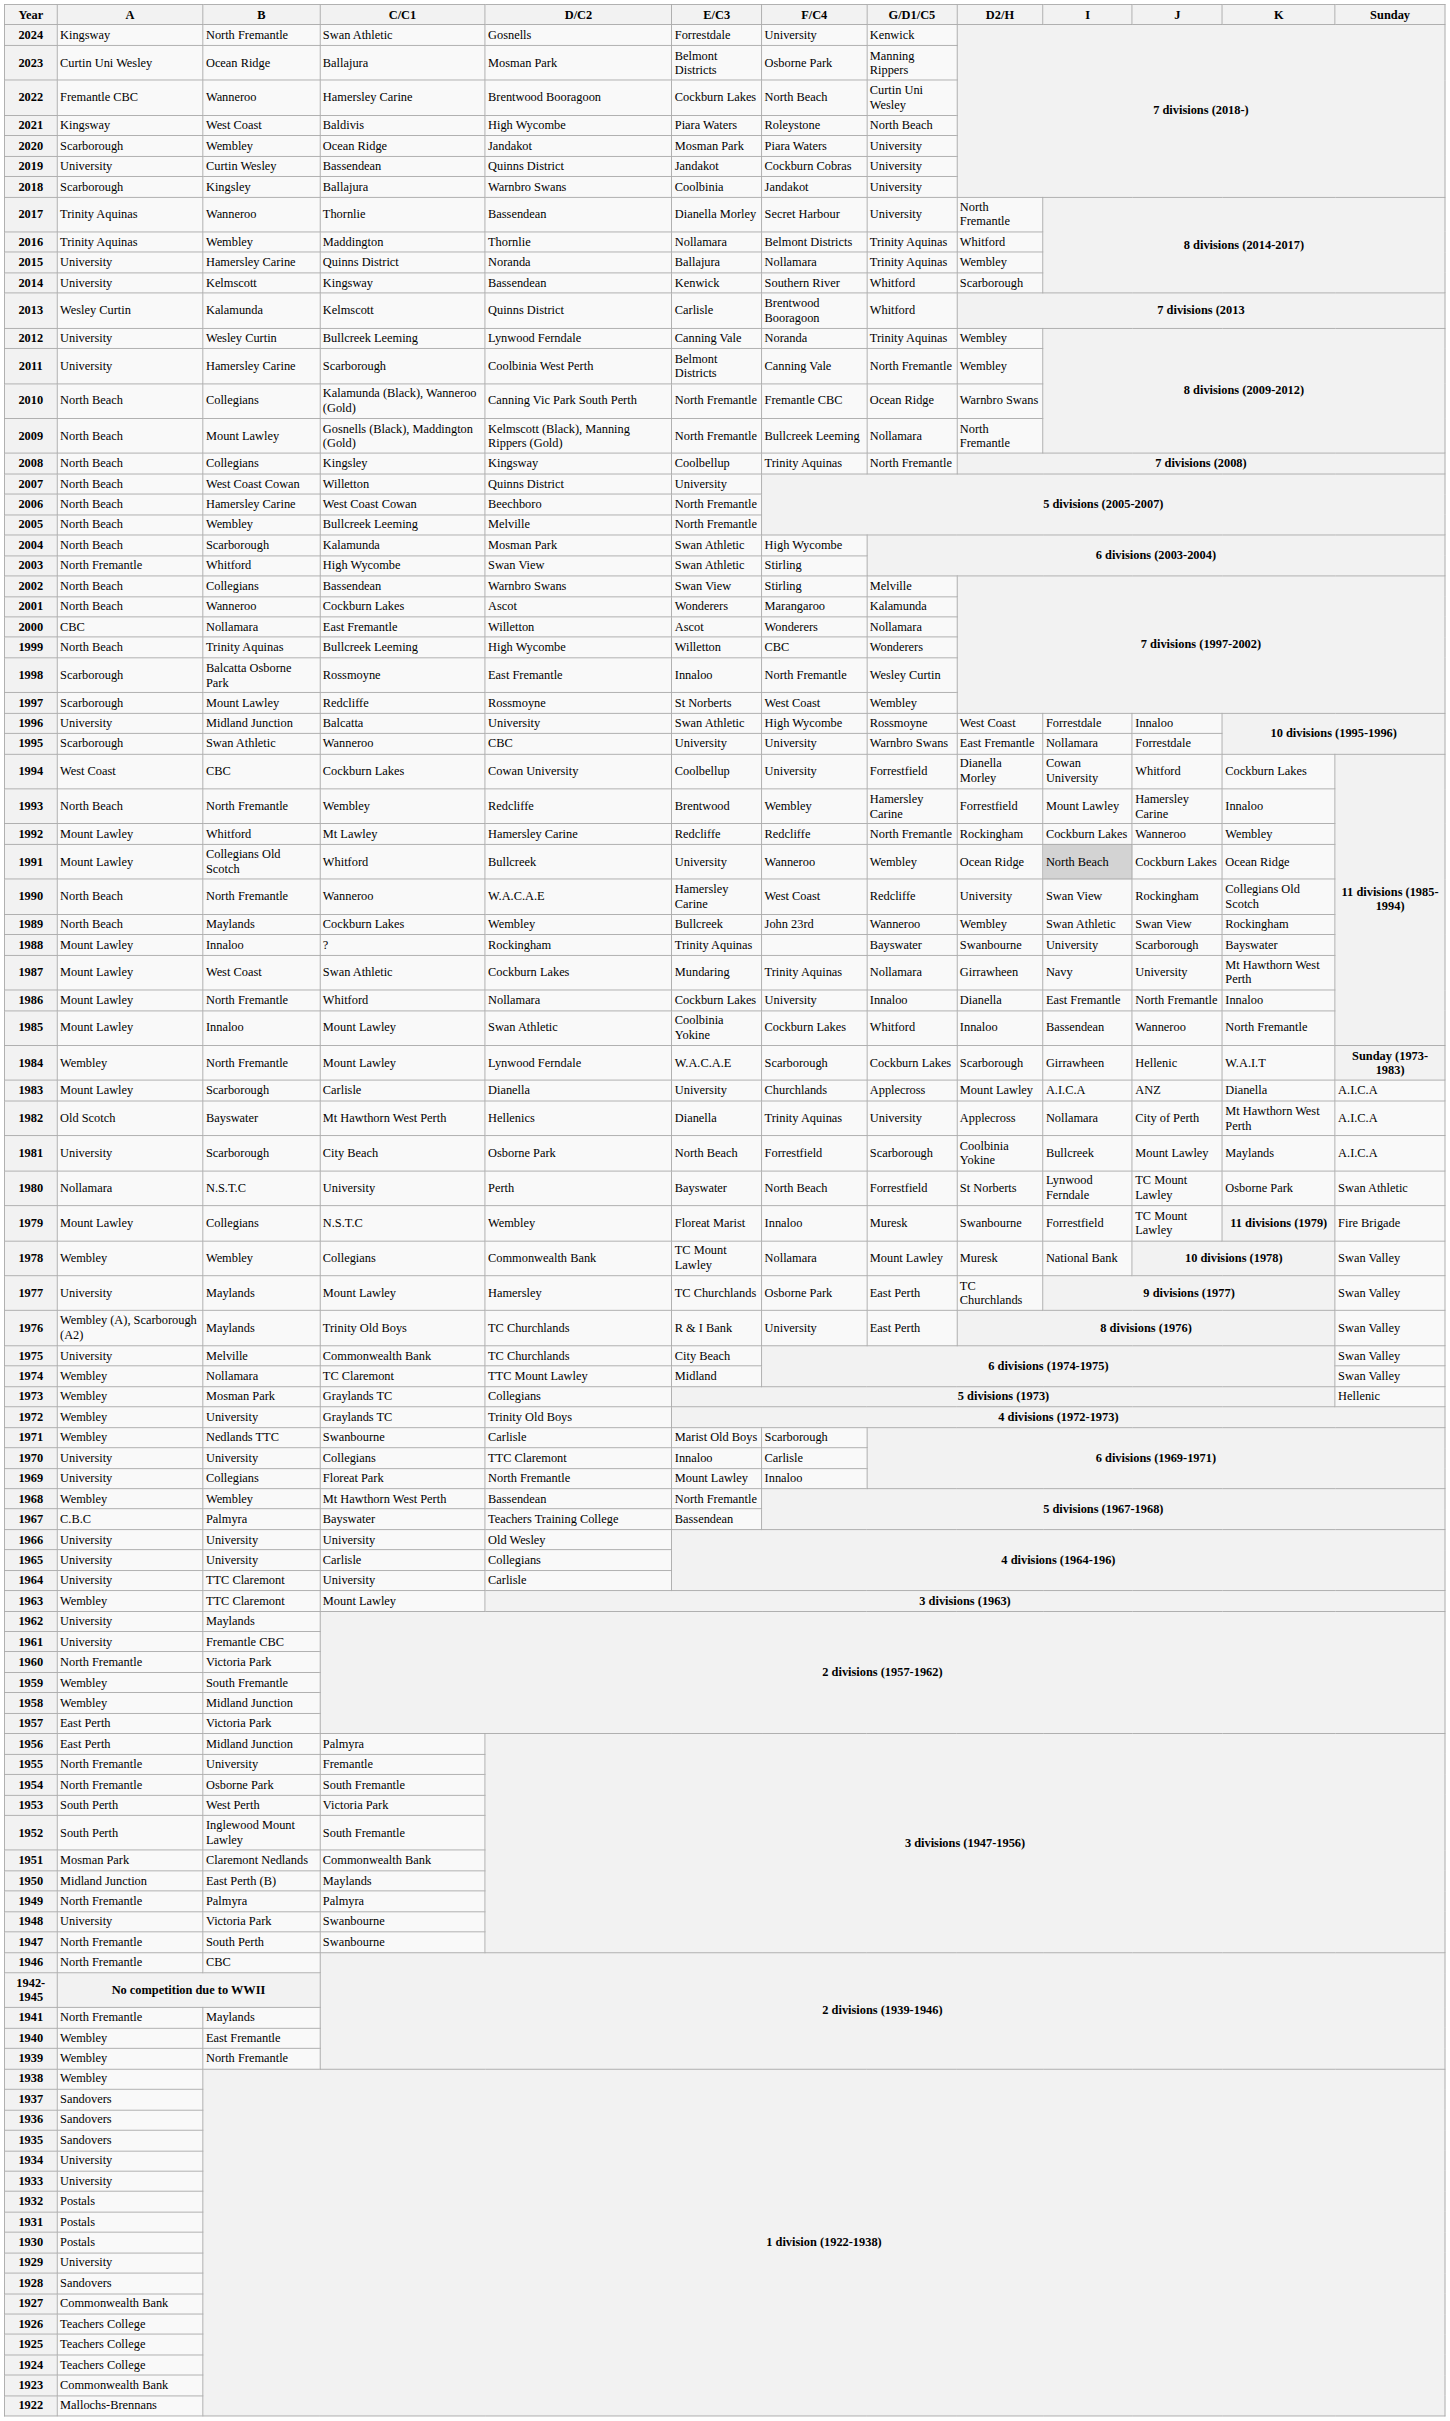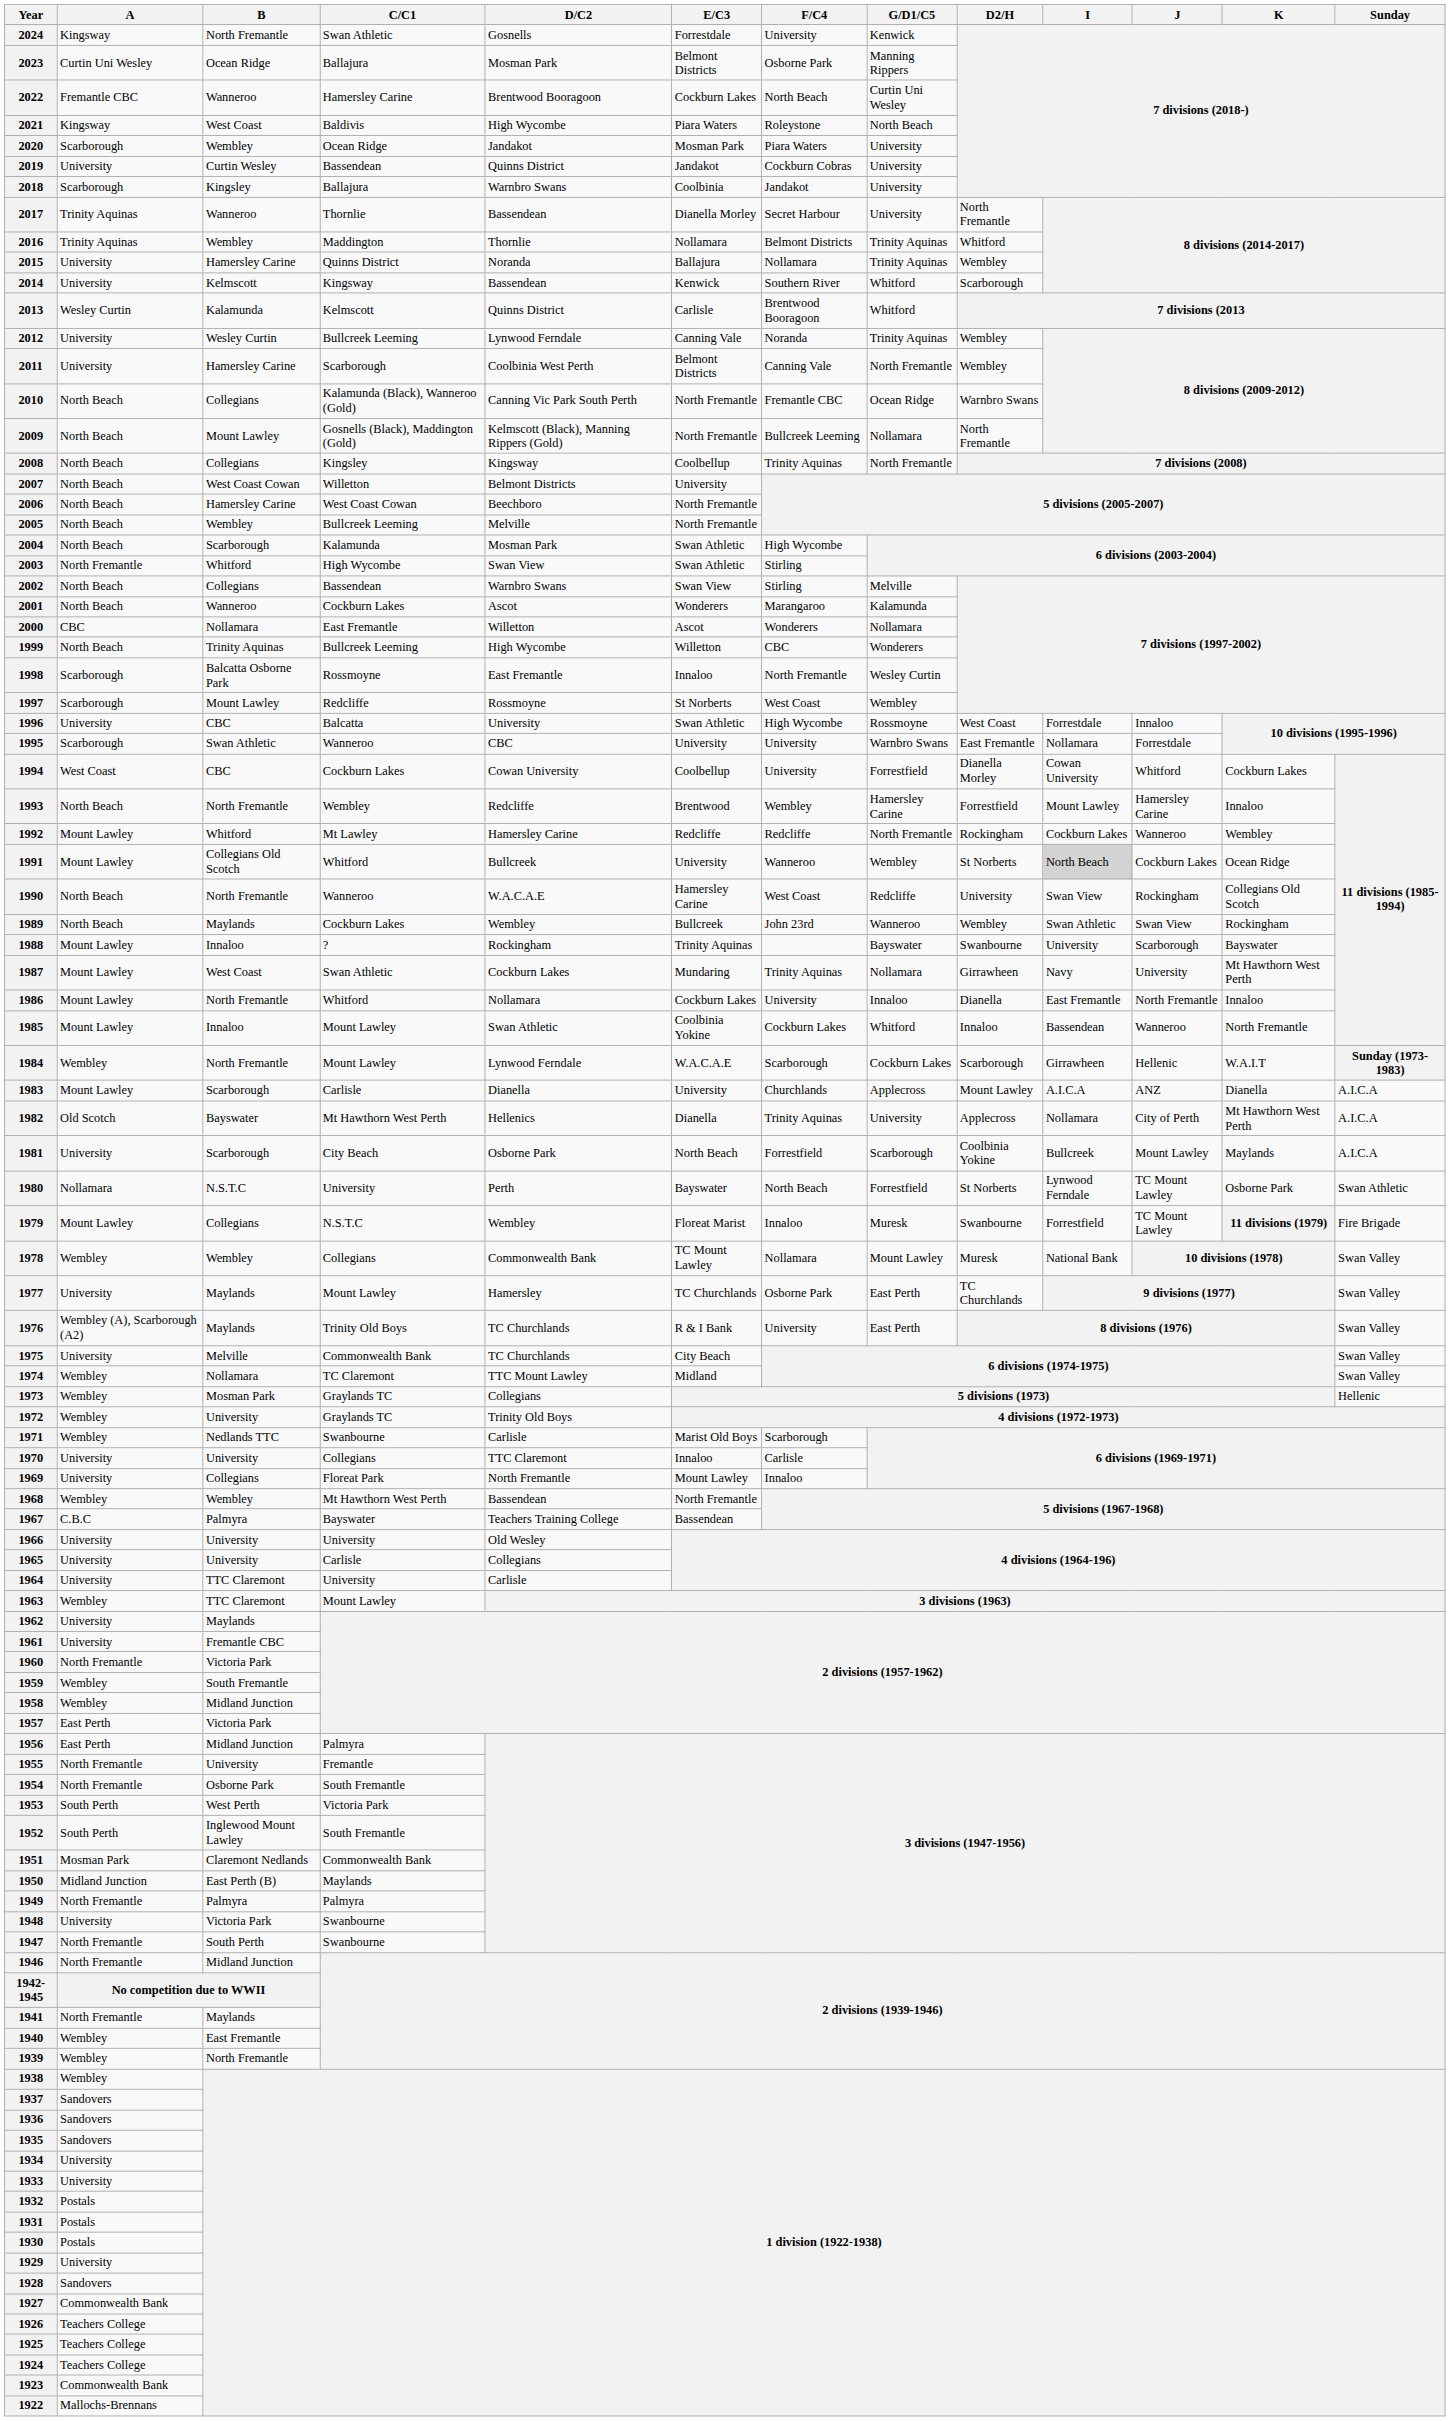(526, 483) Quinns District -> (532, 483) Belmont Districts
(249, 722) Midland Junction -> (218, 722) CBC
(992, 861) Ocean Ridge -> (988, 861) St Norberts
(218, 1962) CBC -> (249, 1962) Midland Junction
